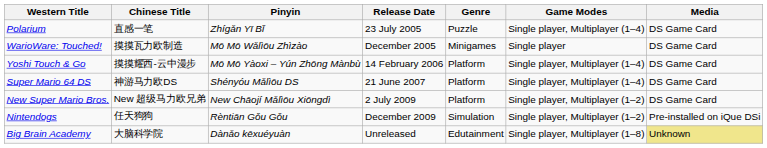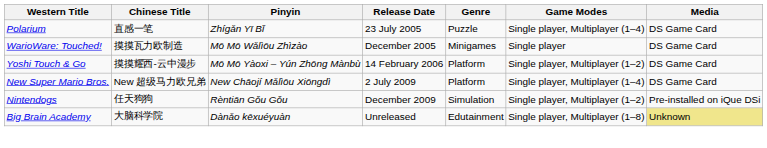(576, 64) Single player, Multiplayer (1–4) -> (576, 64) Single player, Multiplayer (1–2)
- row: (49, 81)
(576, 99) Single player, Multiplayer (1–2) -> (576, 81) Single player, Multiplayer (1–4)
